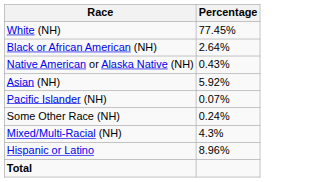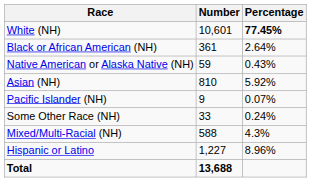+ column: (219, 13)
(217, 30) normal -> (263, 30) bold
